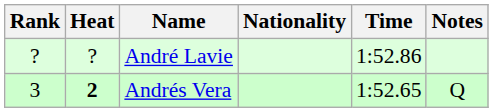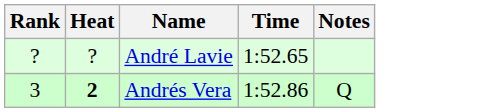- column: (294, 21)
(389, 55) 1:52.86 -> (276, 55) 1:52.65
(389, 90) 1:52.65 -> (276, 90) 1:52.86
